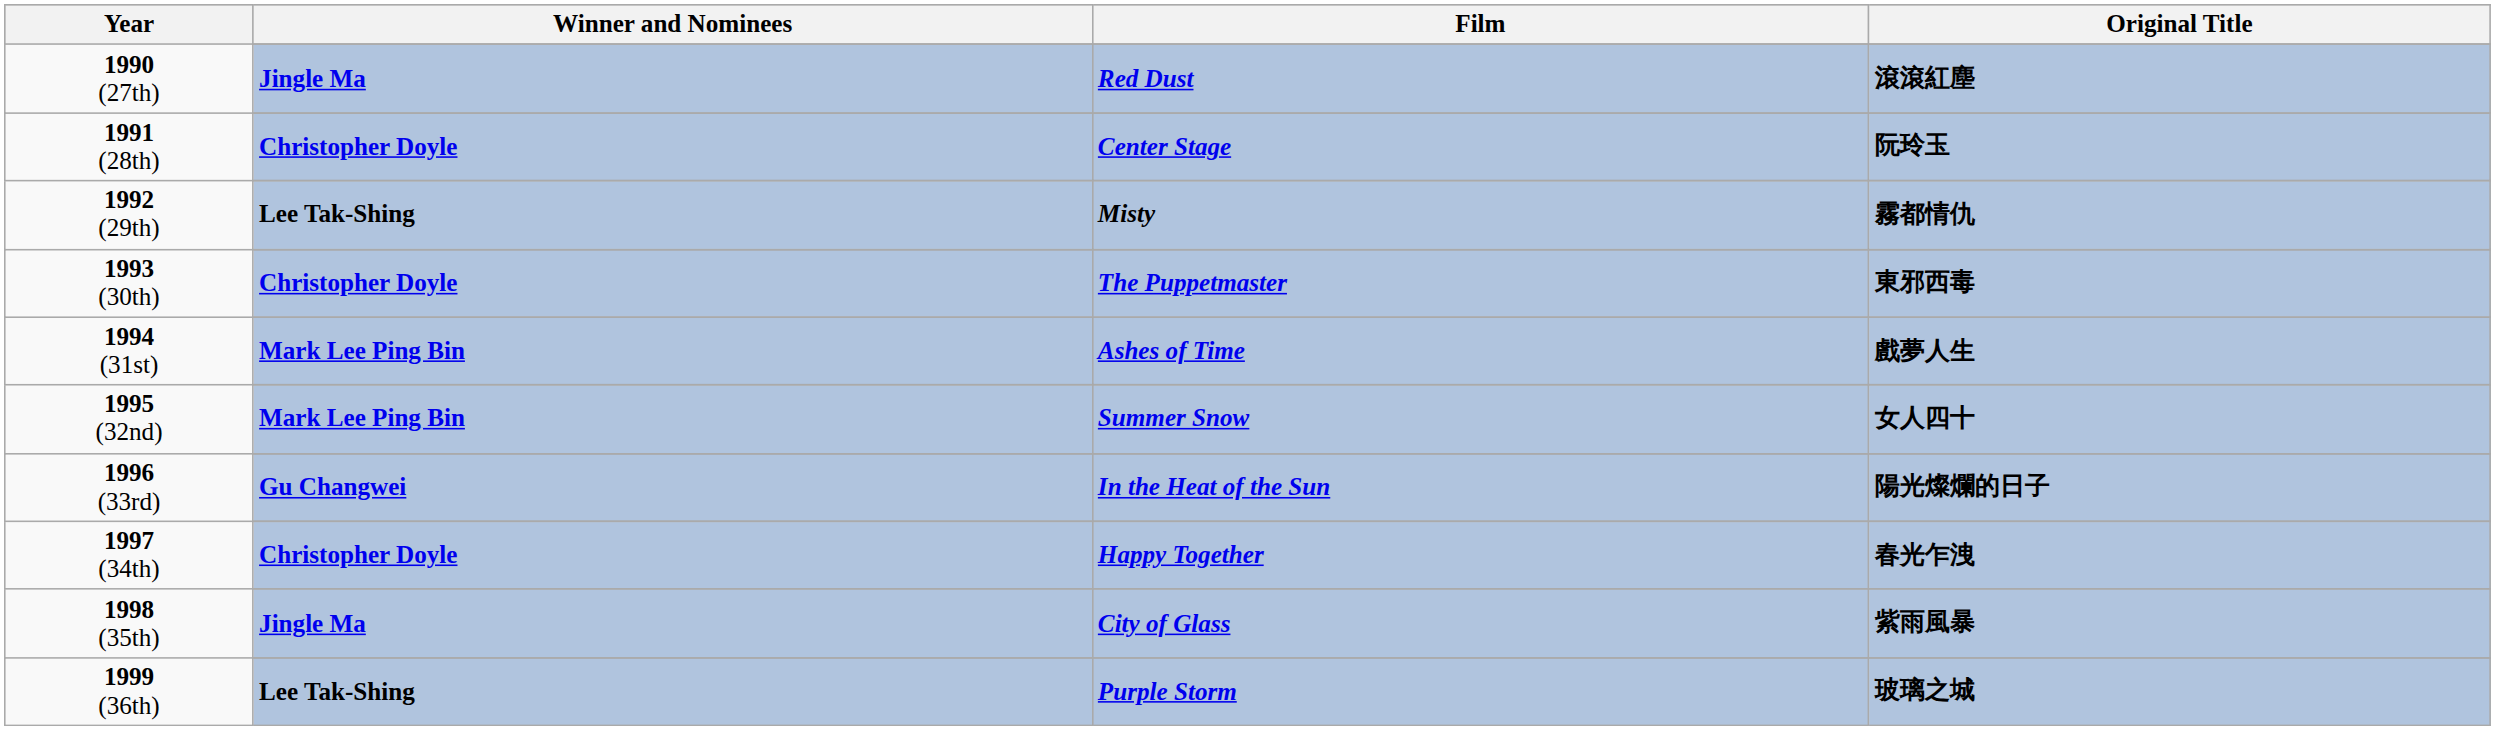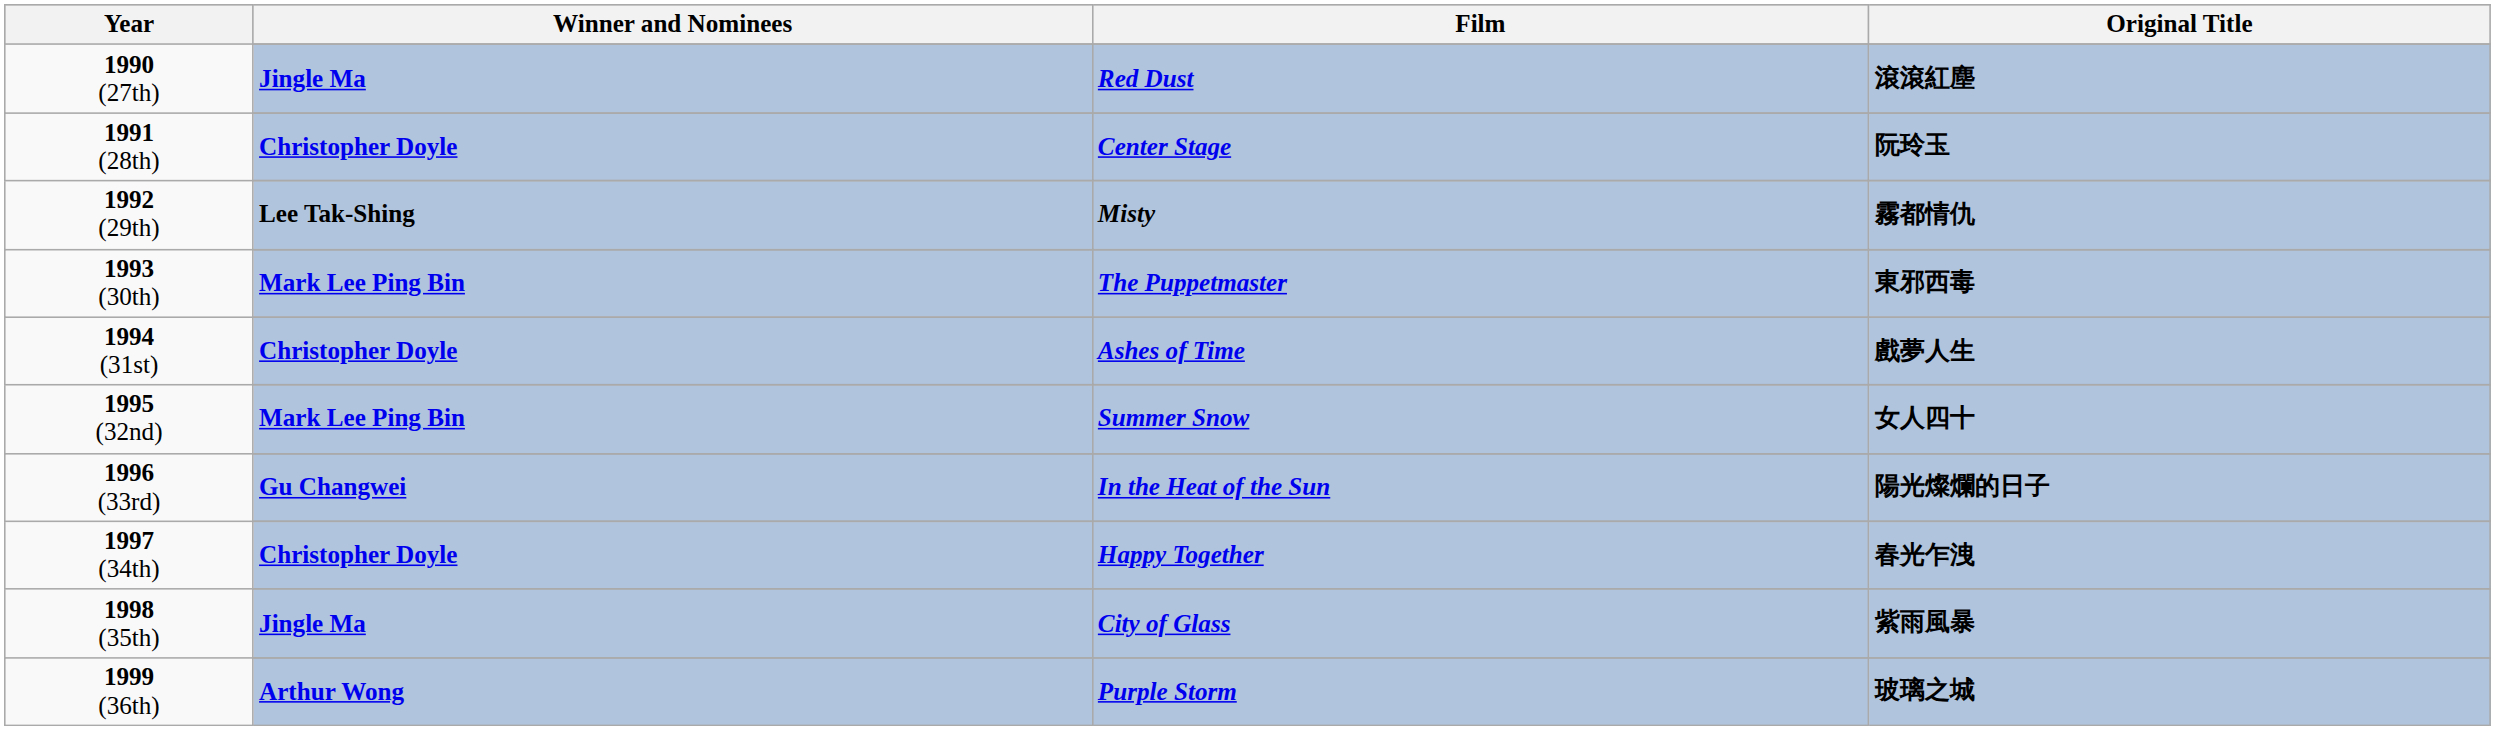(358, 282) Christopher Doyle -> (362, 282) Mark Lee Ping Bin
(362, 350) Mark Lee Ping Bin -> (358, 350) Christopher Doyle
(337, 691) Lee Tak-Shing -> (332, 691) Arthur Wong
